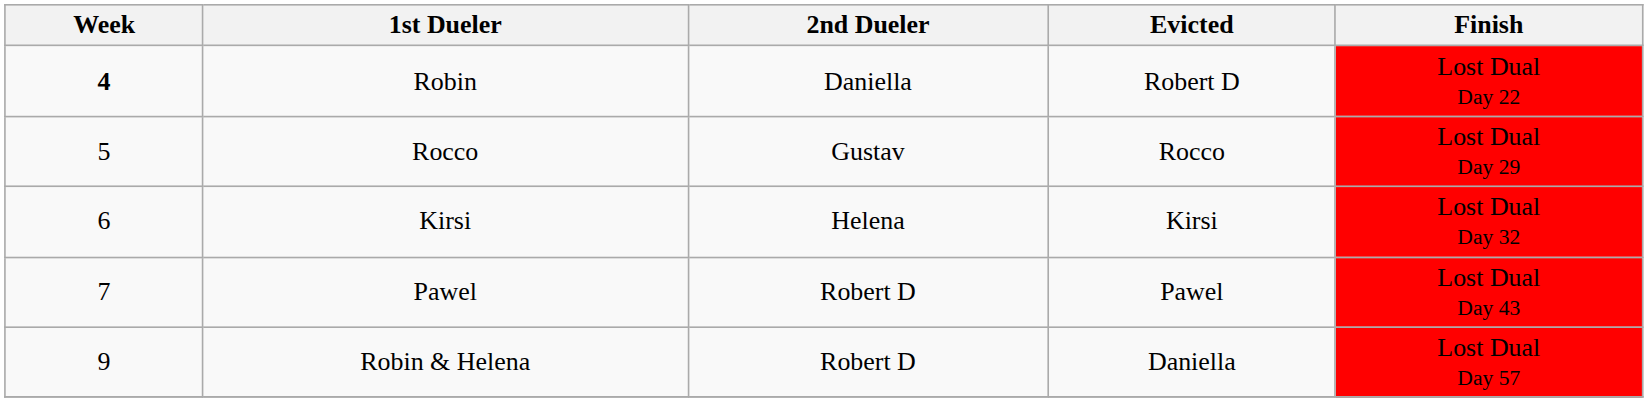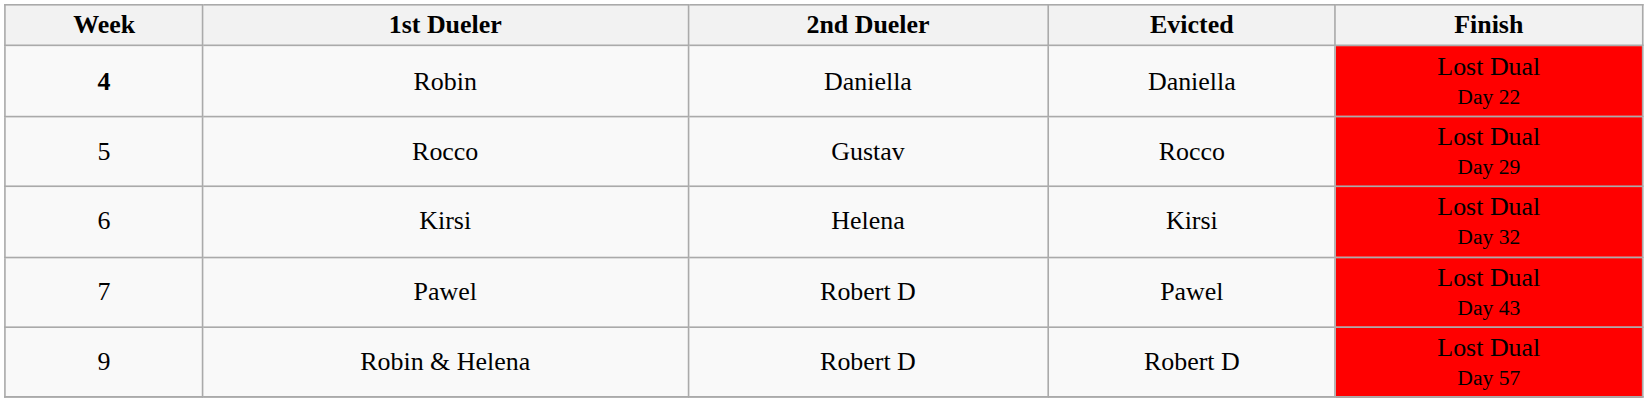(1192, 80) Robert D -> (1192, 80) Daniella
(1192, 361) Daniella -> (1192, 361) Robert D
